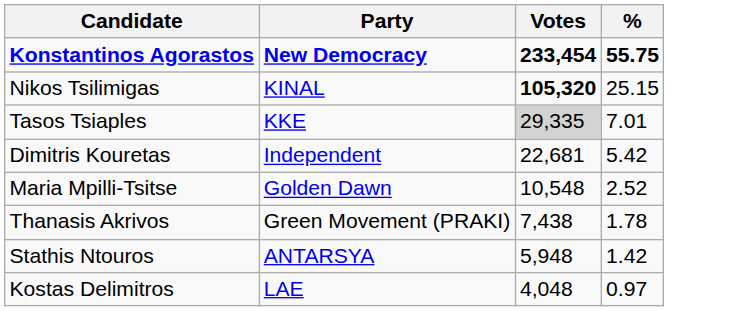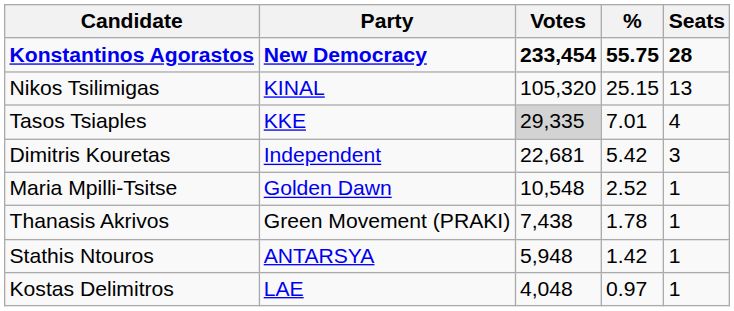+ column: (697, 21)
(558, 88) bold -> (558, 88) normal
